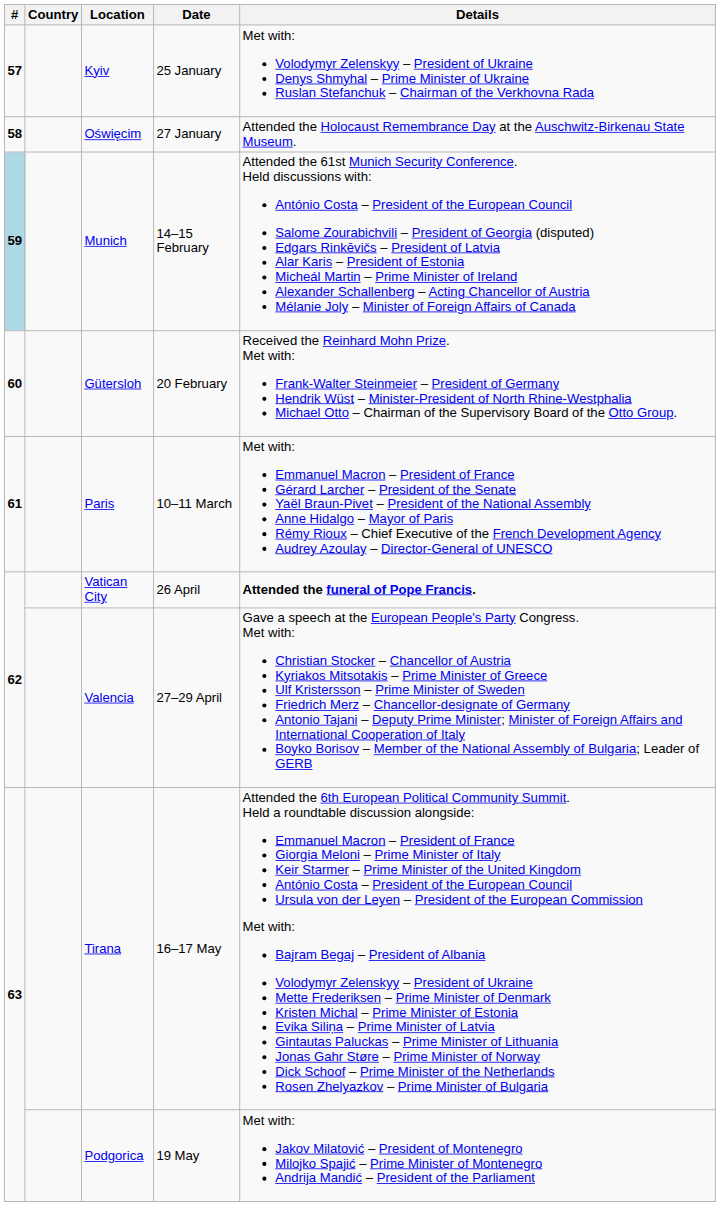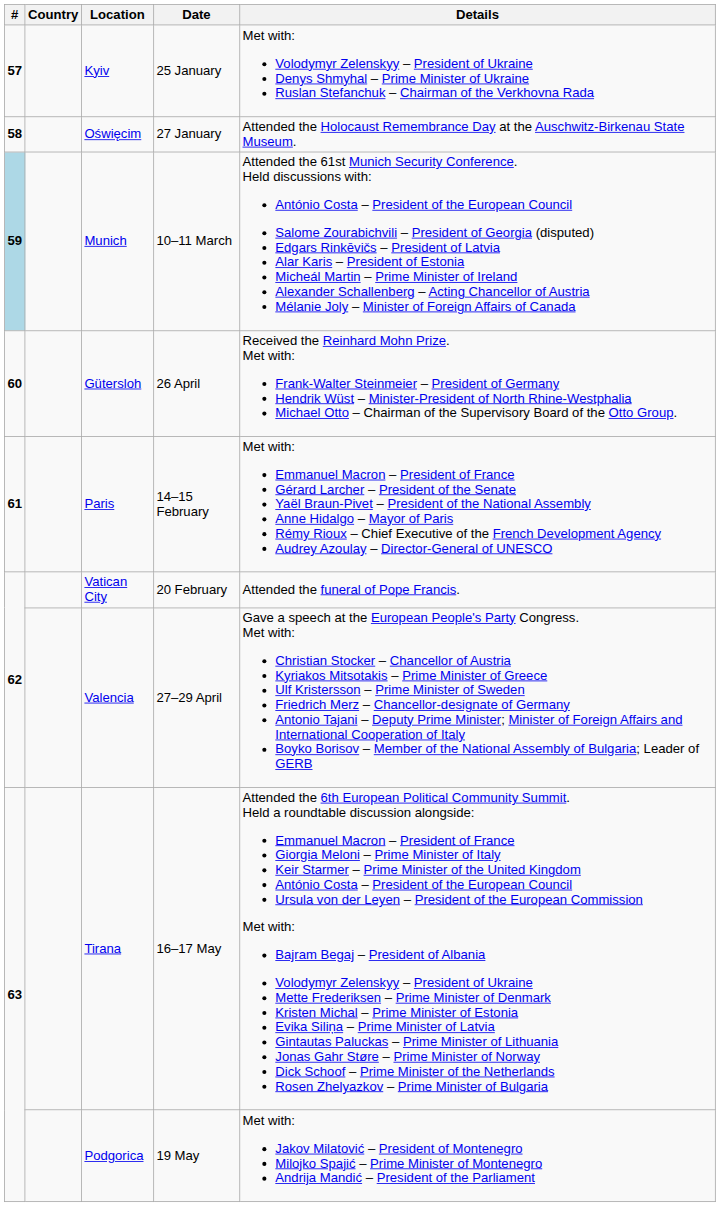(183, 241) 14–15 February -> (194, 241) 10–11 March
(192, 383) 20 February -> (178, 383) 26 April
(194, 504) 10–11 March -> (183, 504) 14–15 February
(178, 589) 26 April -> (192, 589) 20 February
(359, 589) bold -> (351, 589) normal
